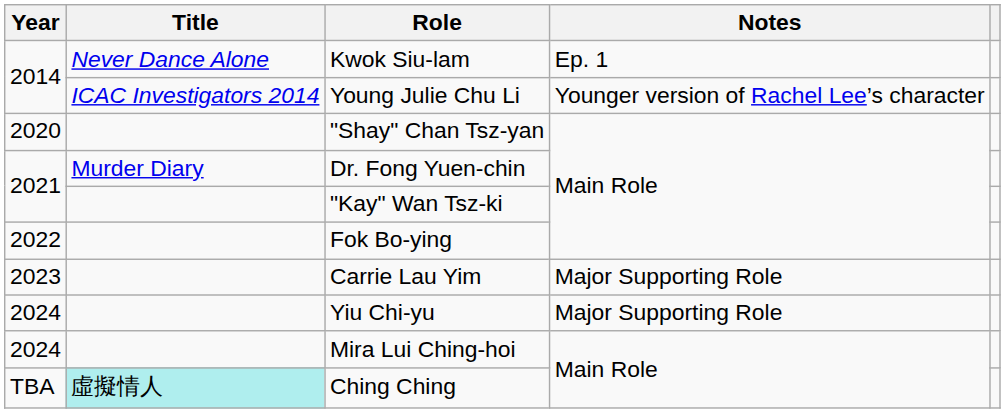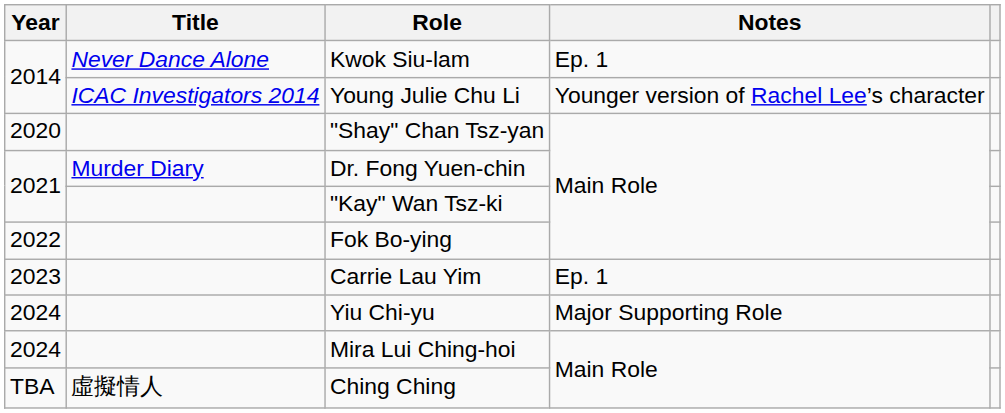(669, 276) Major Supporting Role -> (581, 276) Ep. 1
(117, 386) paleturquoise background -> (117, 386) no background
